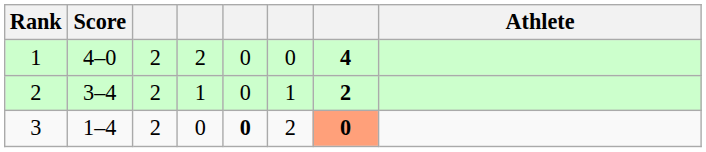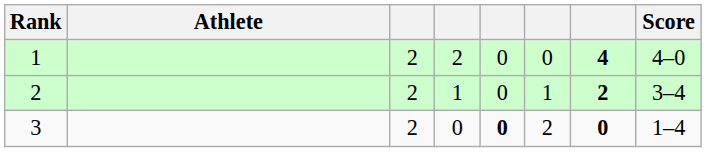columns swapped: (540, 22) <-> (100, 22)
(346, 127) lightsalmon background -> (603, 127) no background
